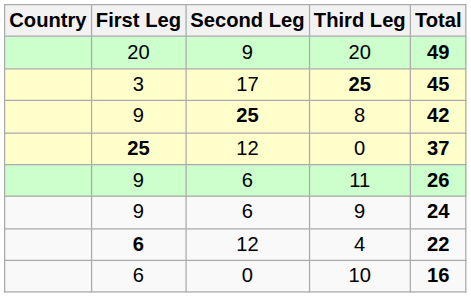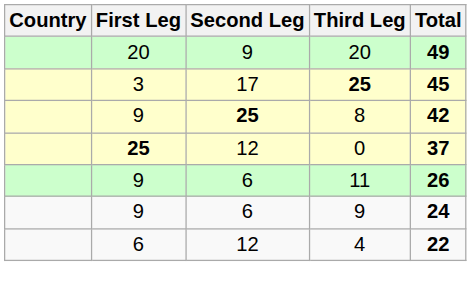(138, 244) bold -> (138, 244) normal
- row: (360, 276)
